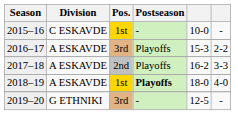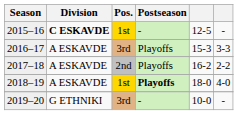(78, 30) normal -> (79, 30) bold
(199, 30) 10-0 -> (201, 30) 12-5
(221, 47) 2-2 -> (223, 47) 3-3
(221, 65) 3-3 -> (223, 65) 2-2
(199, 100) 12-5 -> (201, 100) 10-0
